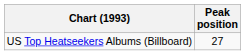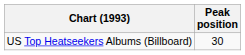(217, 41) 27 -> (217, 41) 30
